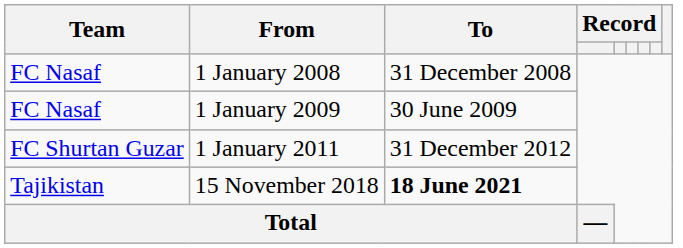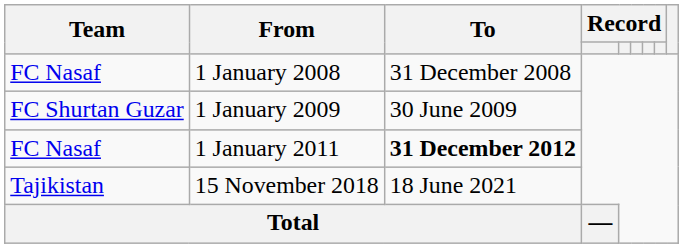(56, 110) FC Nasaf -> (97, 110) FC Shurtan Guzar
(97, 147) FC Shurtan Guzar -> (56, 147) FC Nasaf
(480, 147) normal -> (483, 147) bold
(456, 185) bold -> (453, 185) normal
